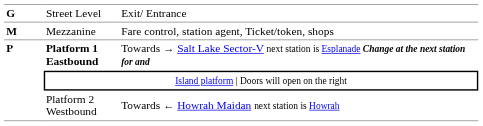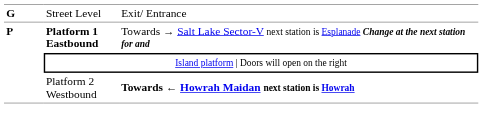- row: (71, 31)
(230, 105) normal -> (238, 87) bold
